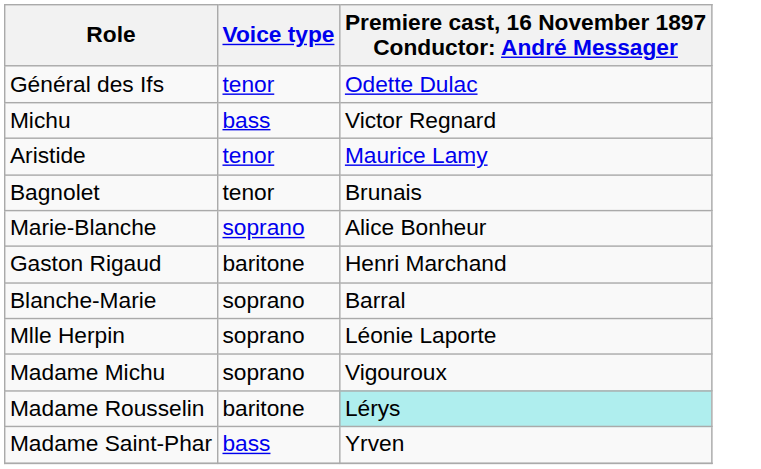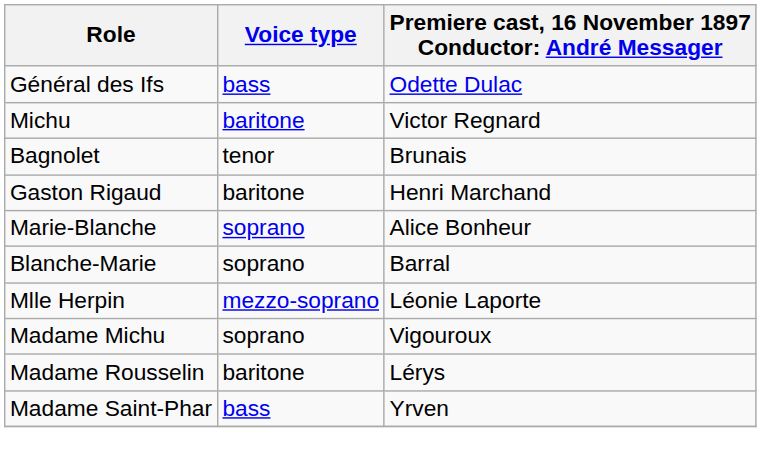(248, 84) tenor -> (246, 84) bass
(246, 120) bass -> (264, 120) baritone
- row: (48, 156)
rows swapped: (86, 264) <-> (83, 228)
(264, 336) soprano -> (301, 300) mezzo-soprano
(373, 408) paleturquoise background -> (417, 372) no background
